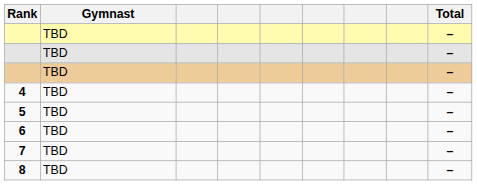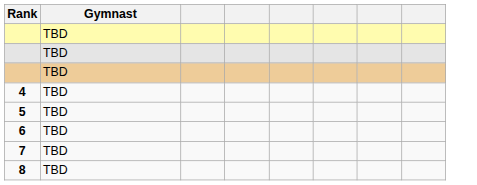- column: (450, 14)
